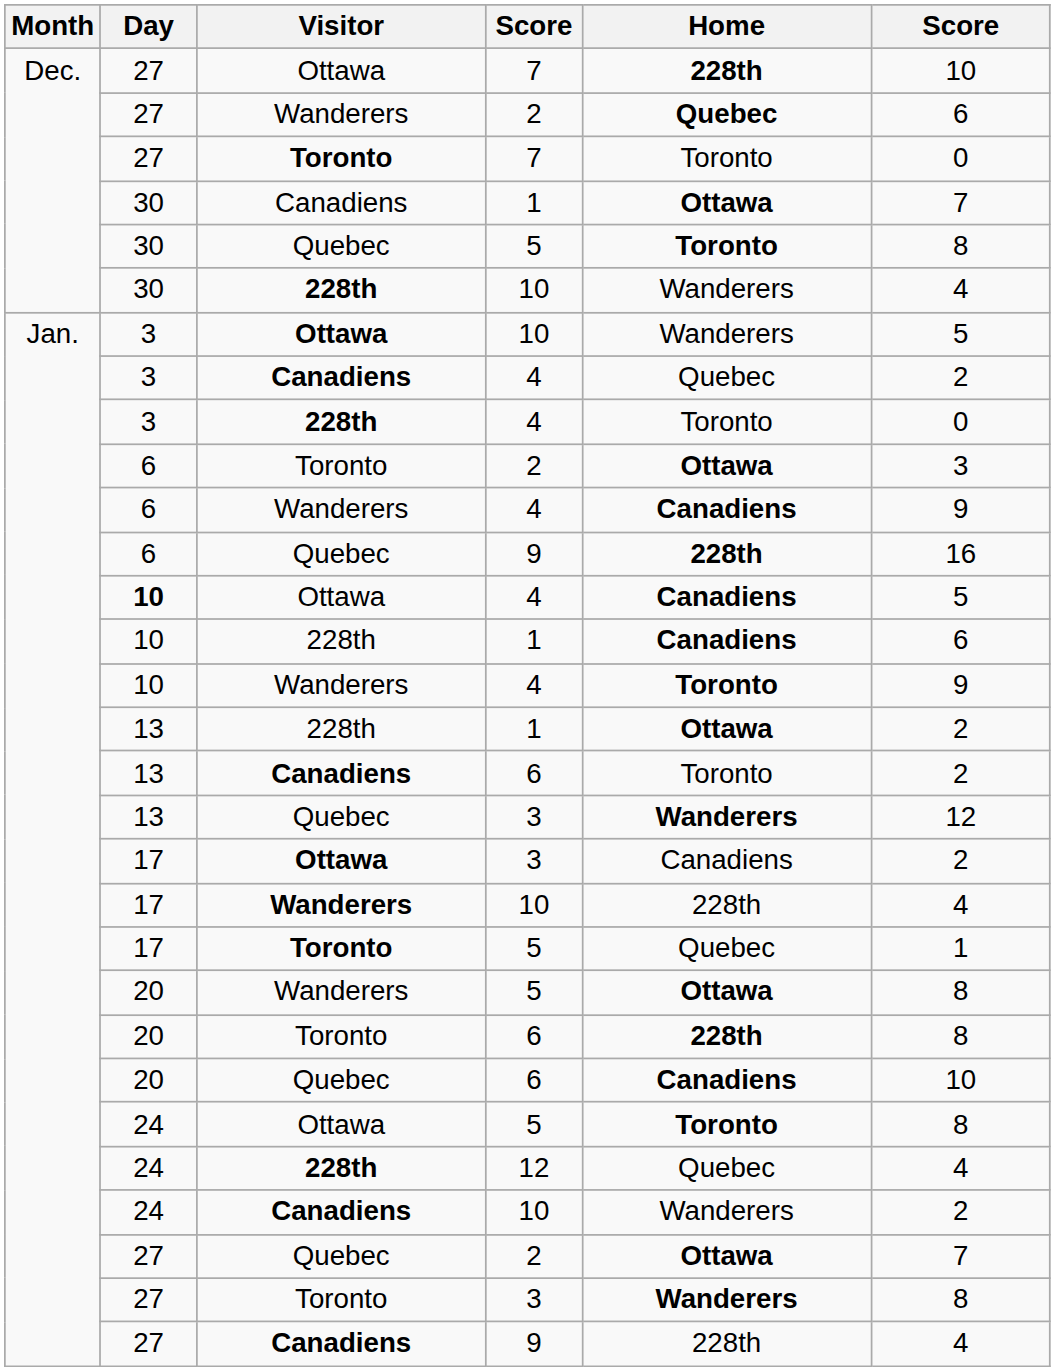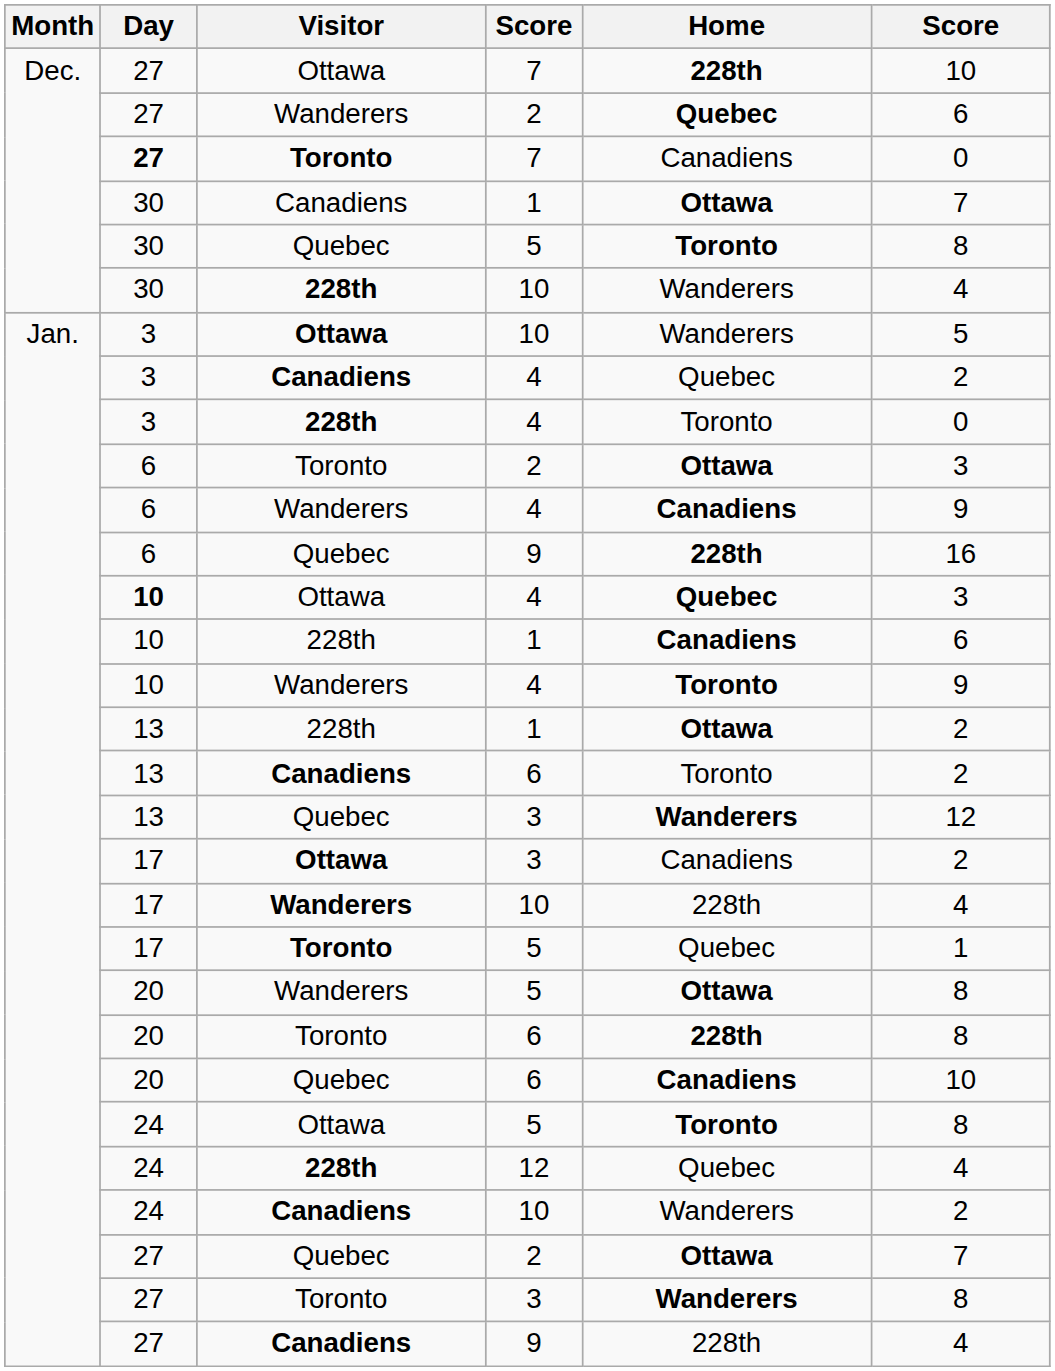(149, 158) normal -> (149, 158) bold
(727, 158) Toronto -> (727, 158) Canadiens
(727, 597) Canadiens -> (727, 597) Quebec
(961, 597) 5 -> (961, 597) 3
